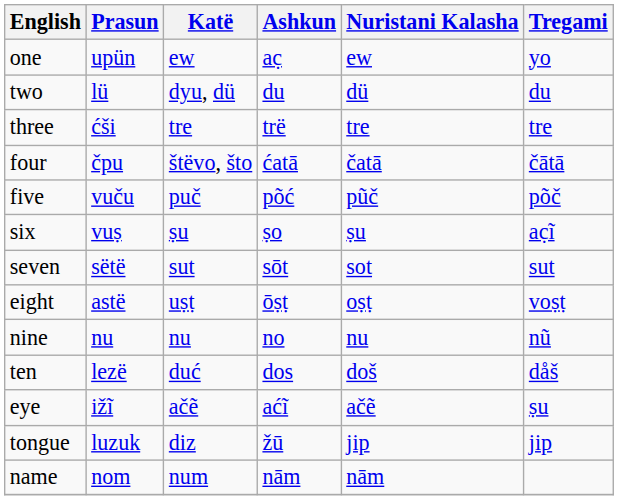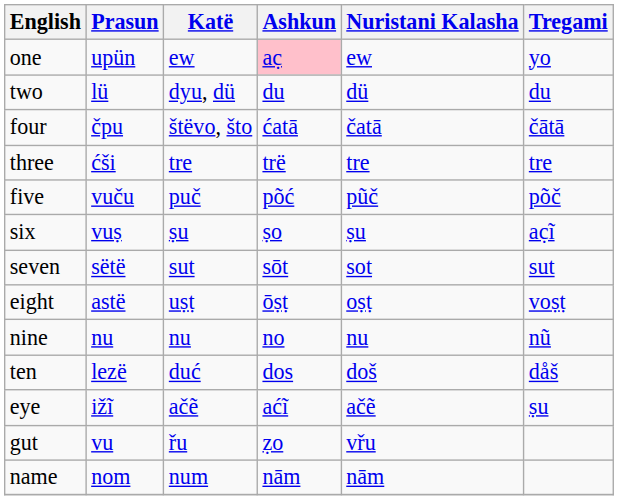(272, 57) no background -> (272, 57) pink background
rows swapped: (32, 127) <-> (28, 162)
- row: (40, 442)
+ row: (24, 442)
